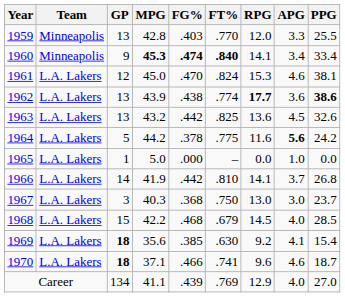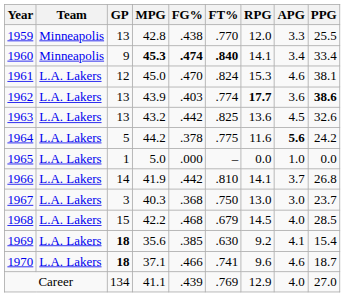(191, 35) .403 -> (191, 35) .438
(191, 96) .438 -> (191, 96) .403
